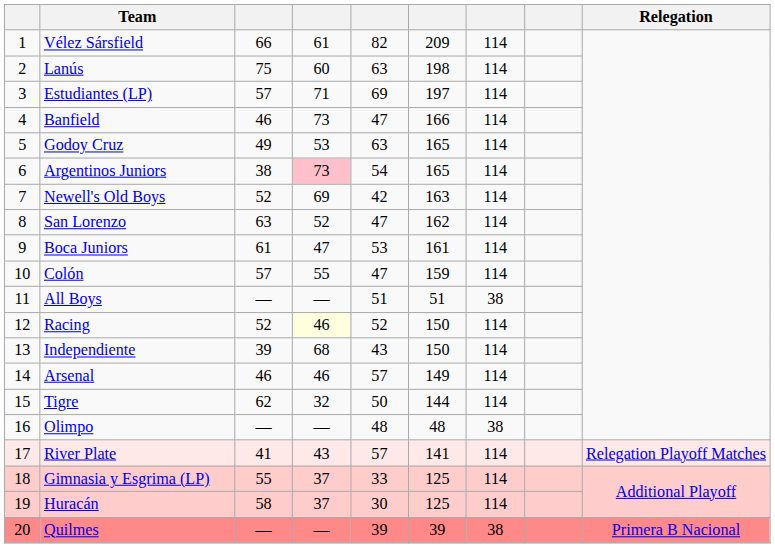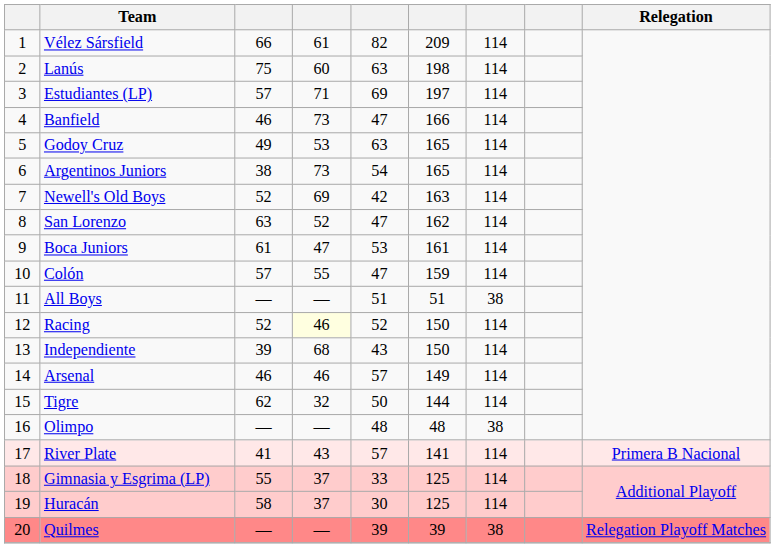(321, 171) pink background -> (321, 171) no background
(676, 453) Relegation Playoff Matches -> (676, 453) Primera B Nacional
(676, 529) Primera B Nacional -> (676, 529) Relegation Playoff Matches
